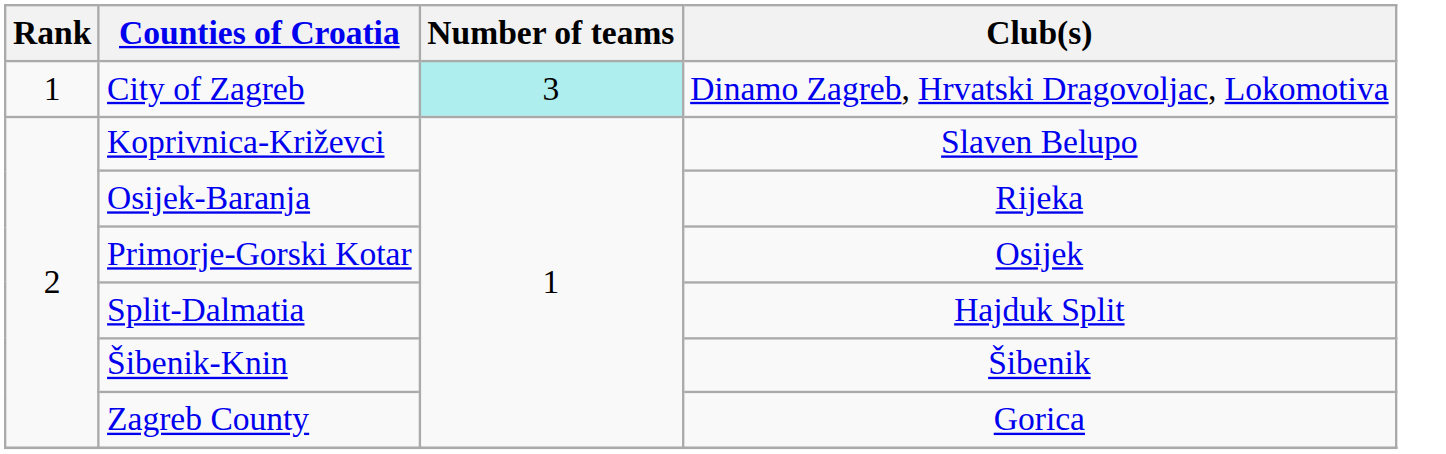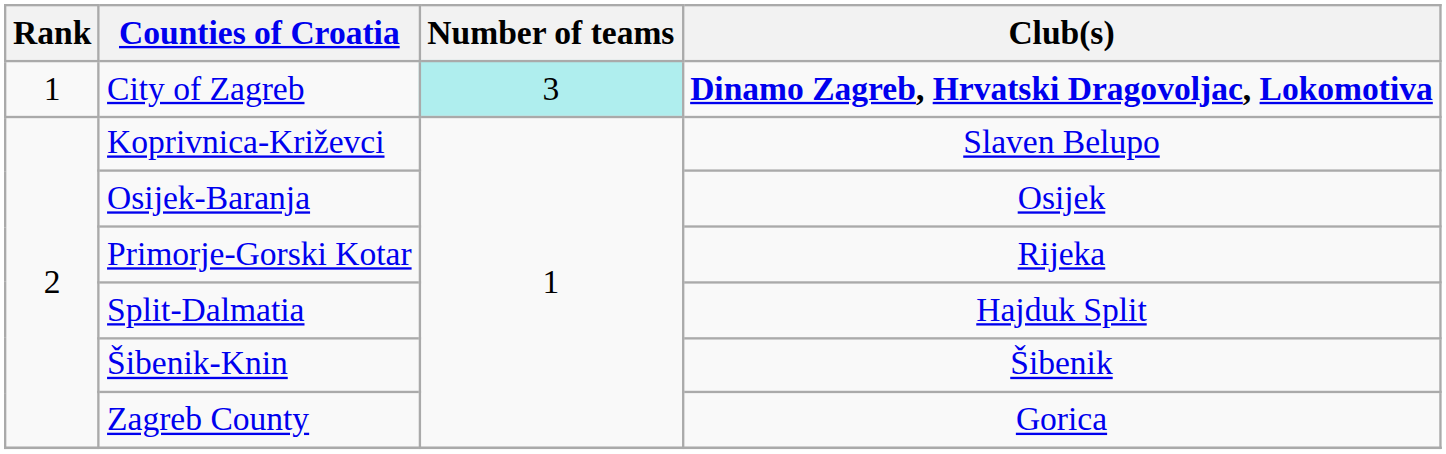(1039, 87) normal -> (1061, 87) bold
(1039, 198) Rijeka -> (1061, 198) Osijek
(1039, 253) Osijek -> (1061, 253) Rijeka
